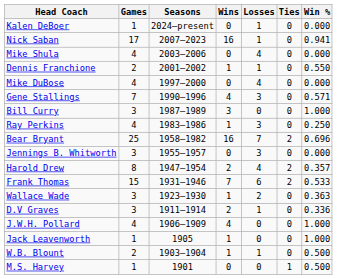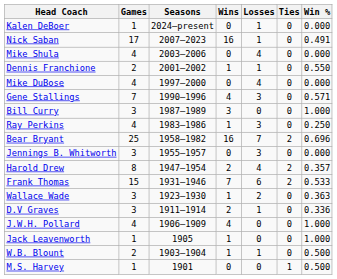(317, 40) 0.941 -> (317, 40) 0.491
